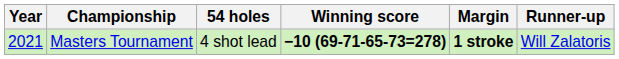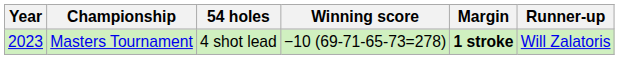(26, 41) 2021 -> (26, 41) 2023
(365, 41) bold -> (365, 41) normal
